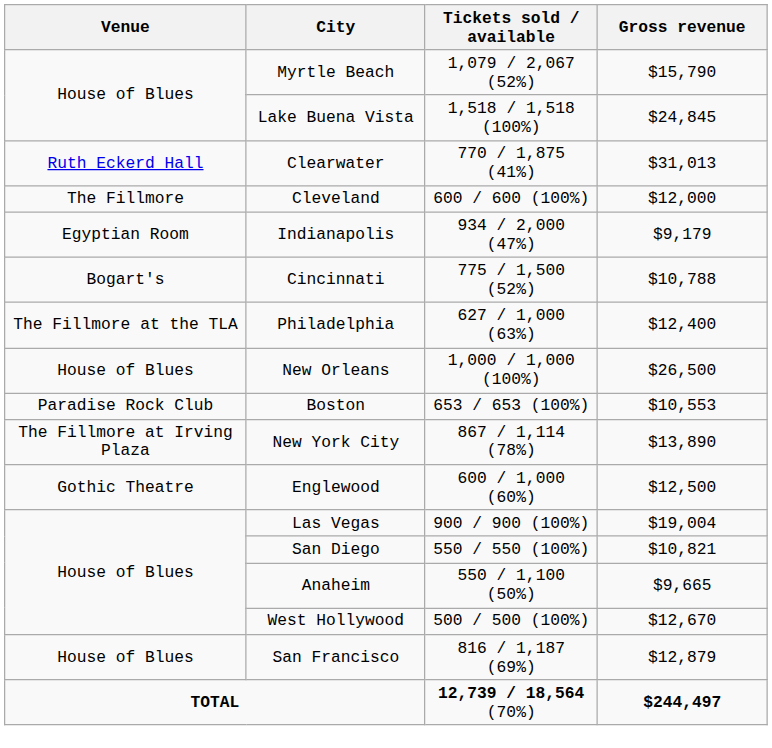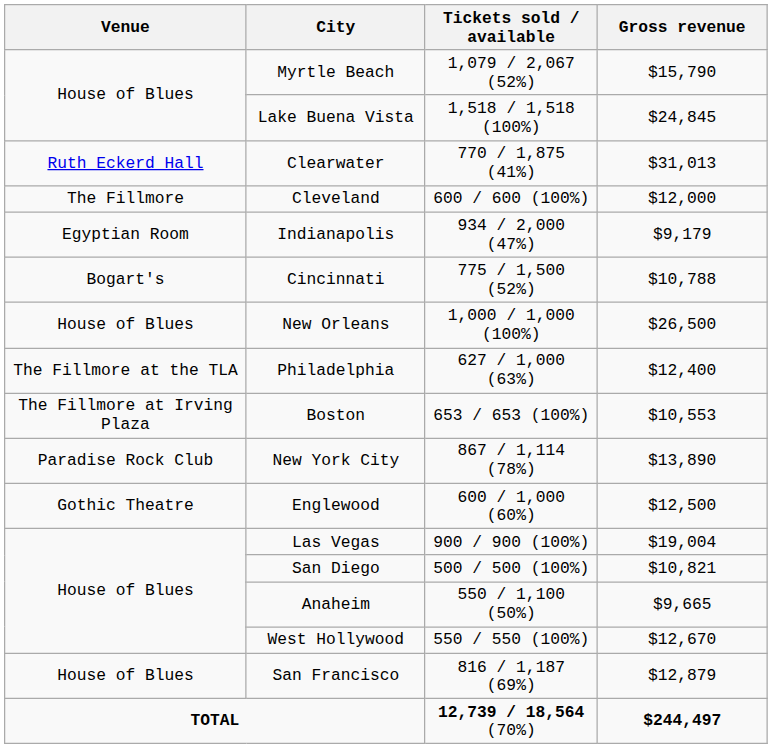rows swapped: (336, 370) <-> (336, 325)
(126, 406) Paradise Rock Club -> (125, 416) The Fillmore at Irving Plaza
(125, 442) The Fillmore at Irving Plaza -> (126, 461) Paradise Rock Club
(511, 550) 550 / 550 (100%) -> (511, 568) 500 / 500 (100%)
(511, 621) 500 / 500 (100%) -> (511, 640) 550 / 550 (100%)
